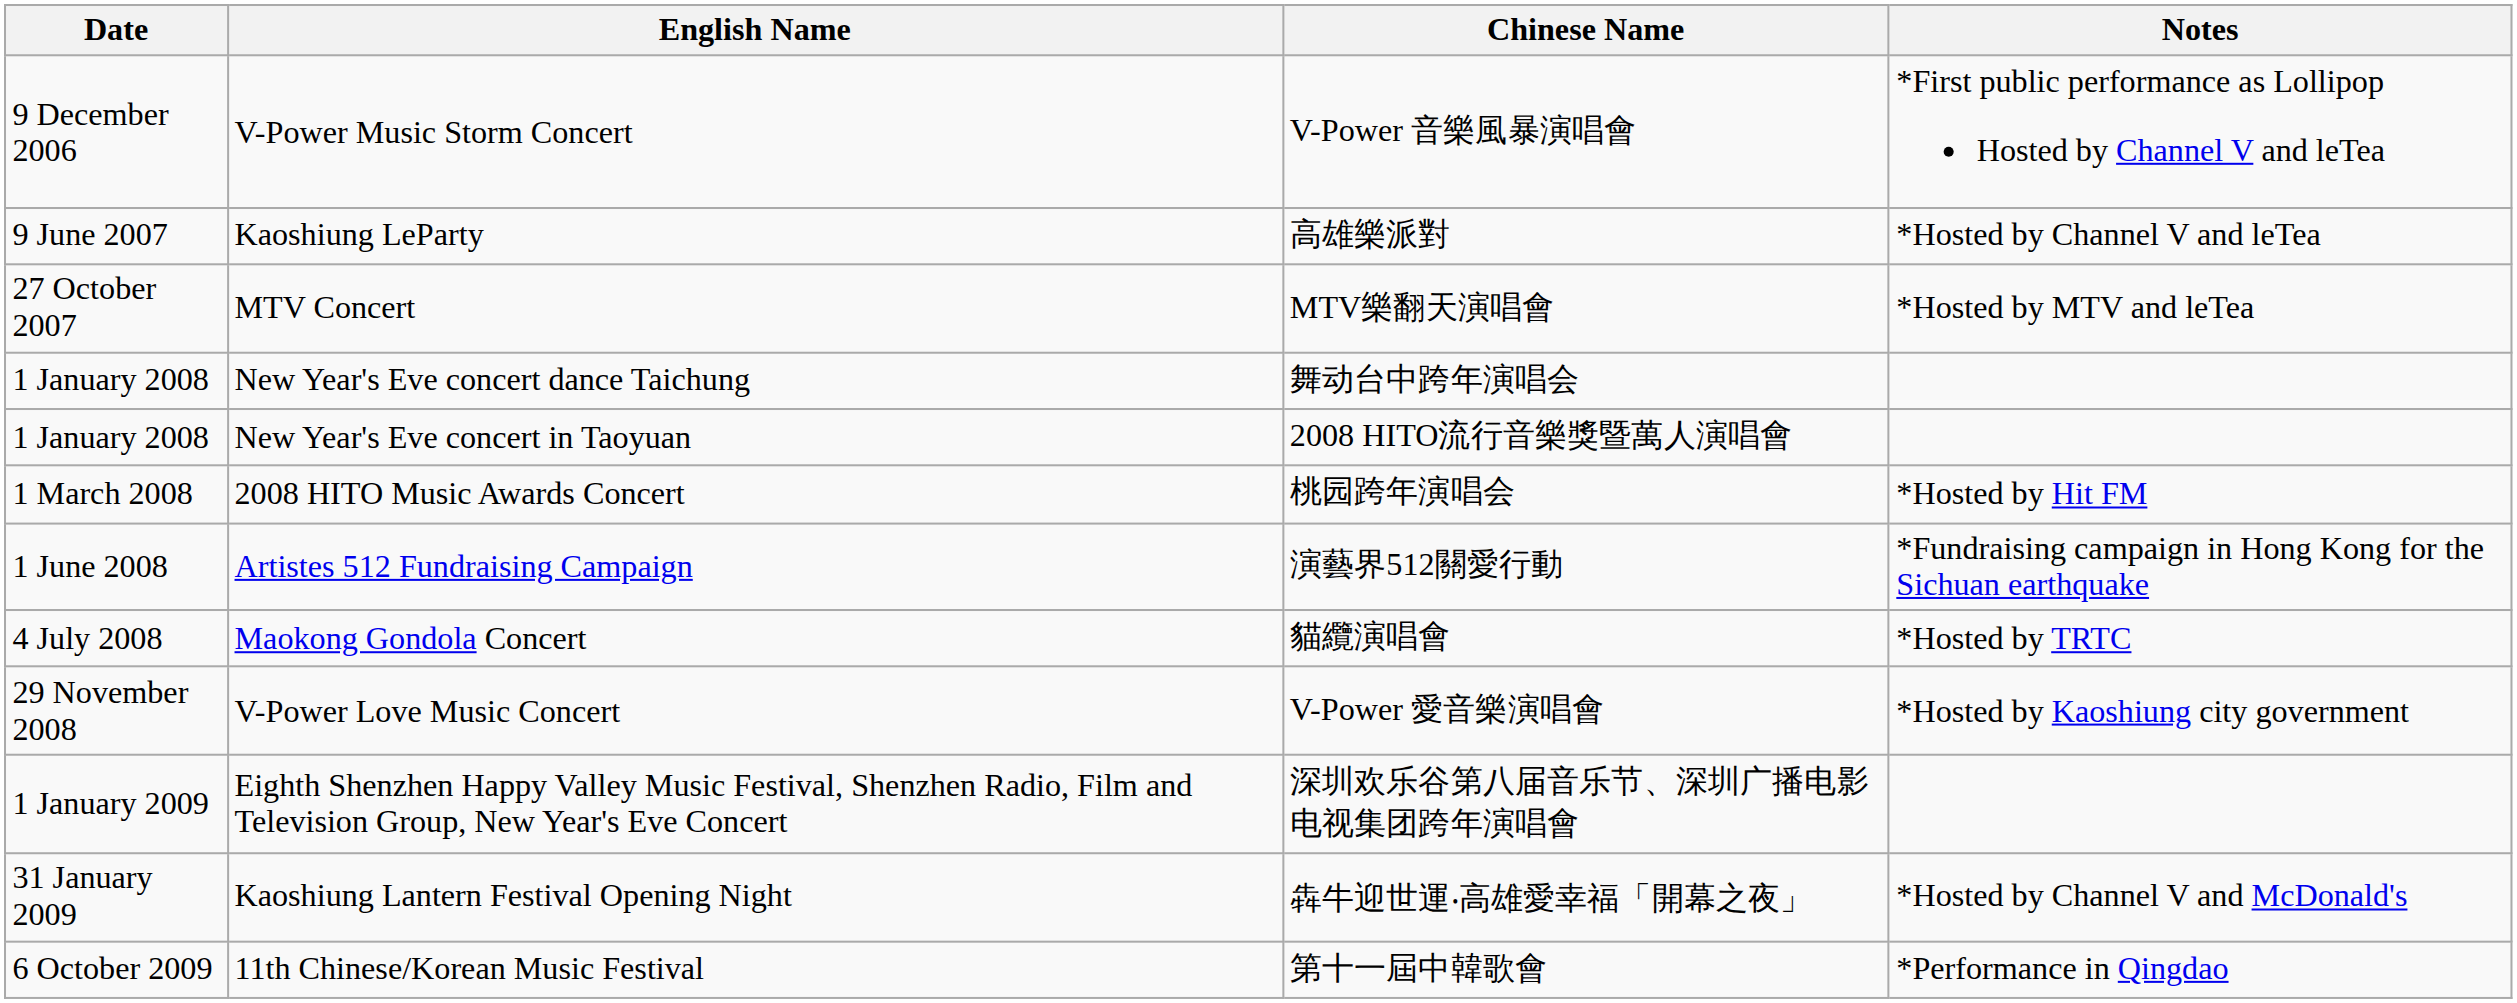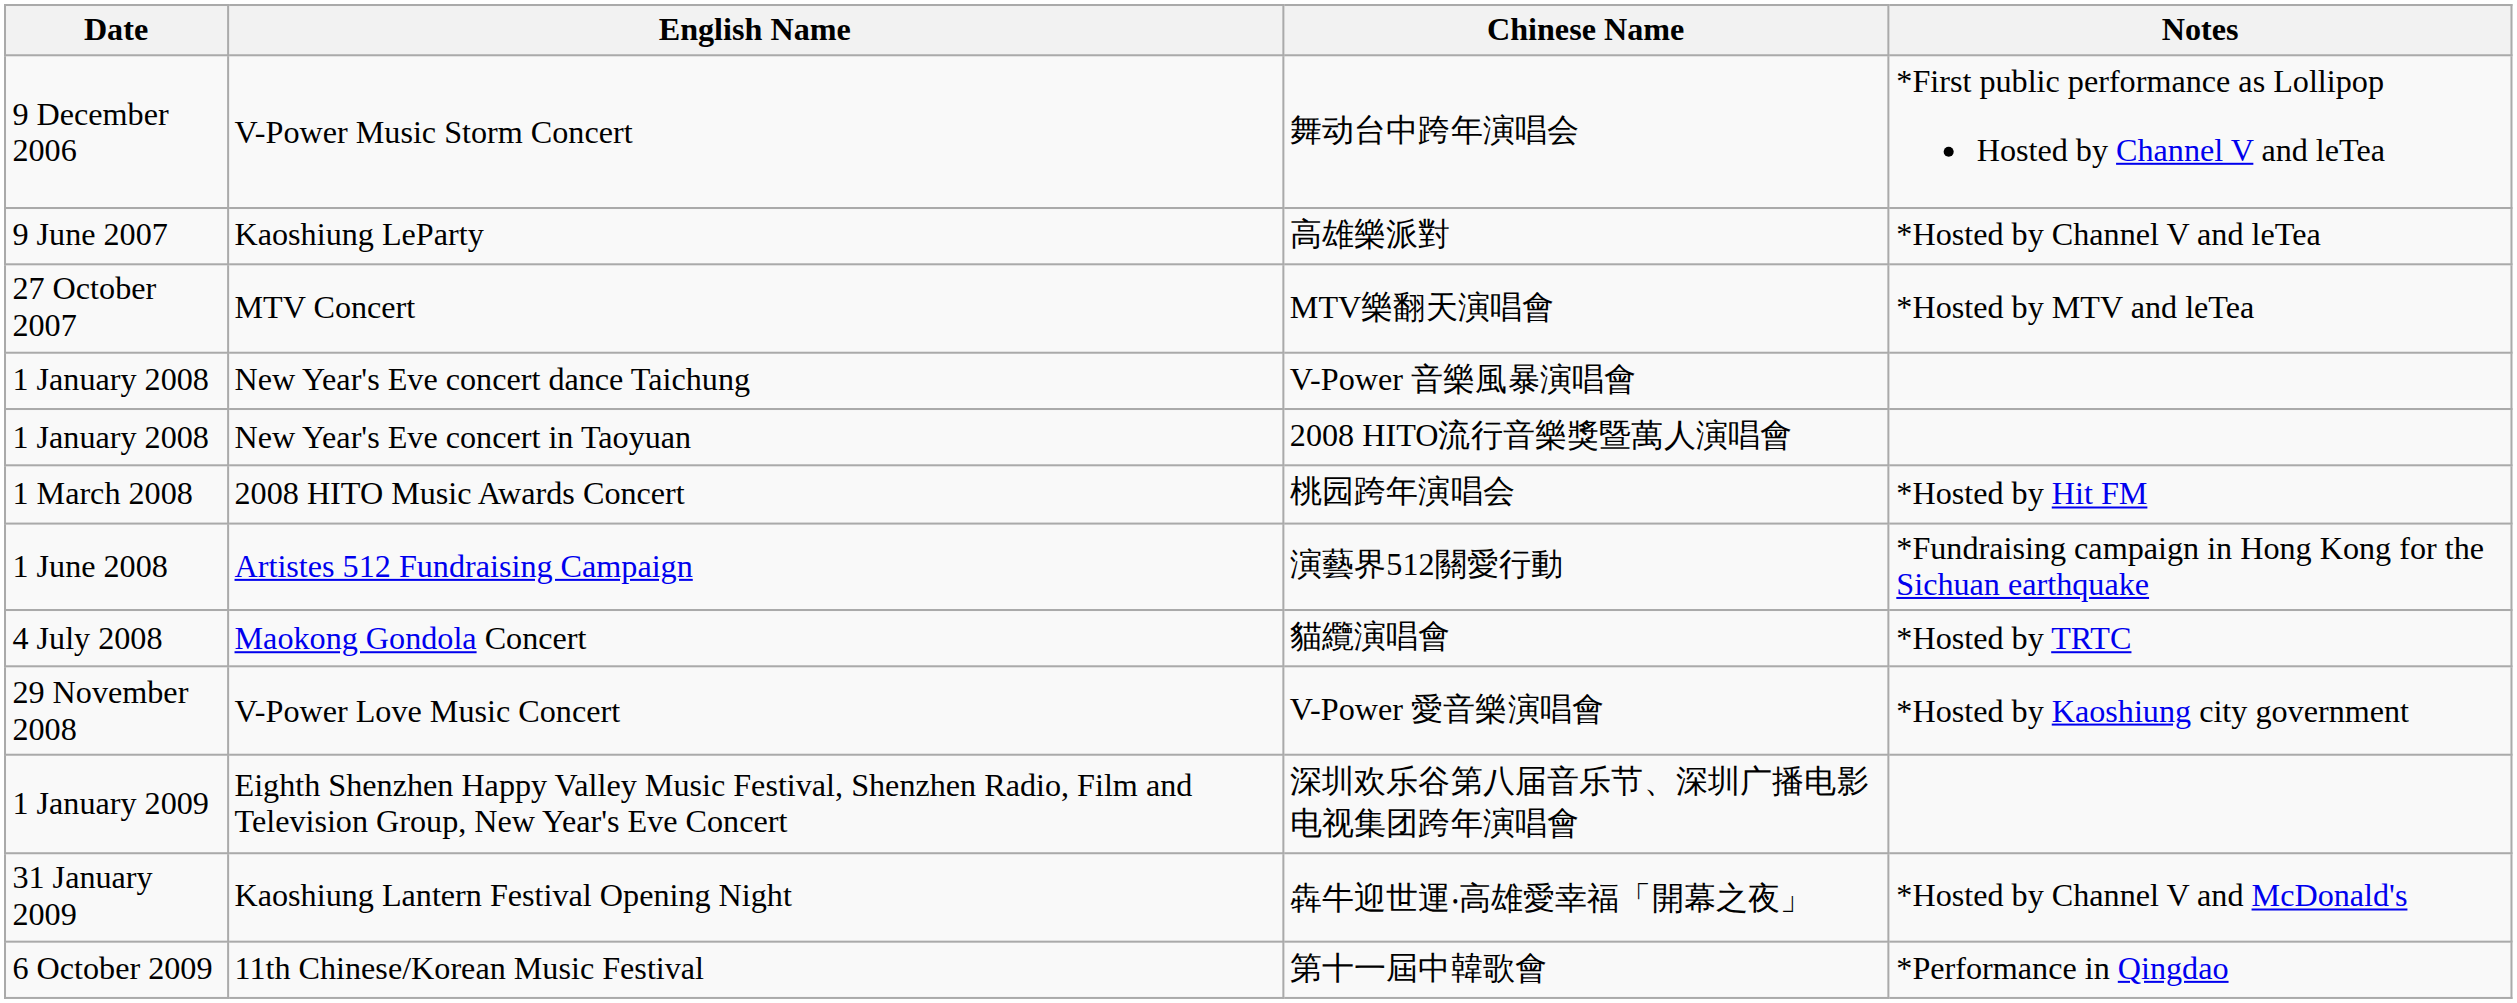(1463, 130) V-Power 音樂風暴演唱會 -> (1435, 130) 舞动台中跨年演唱会
(1435, 378) 舞动台中跨年演唱会 -> (1463, 378) V-Power 音樂風暴演唱會
